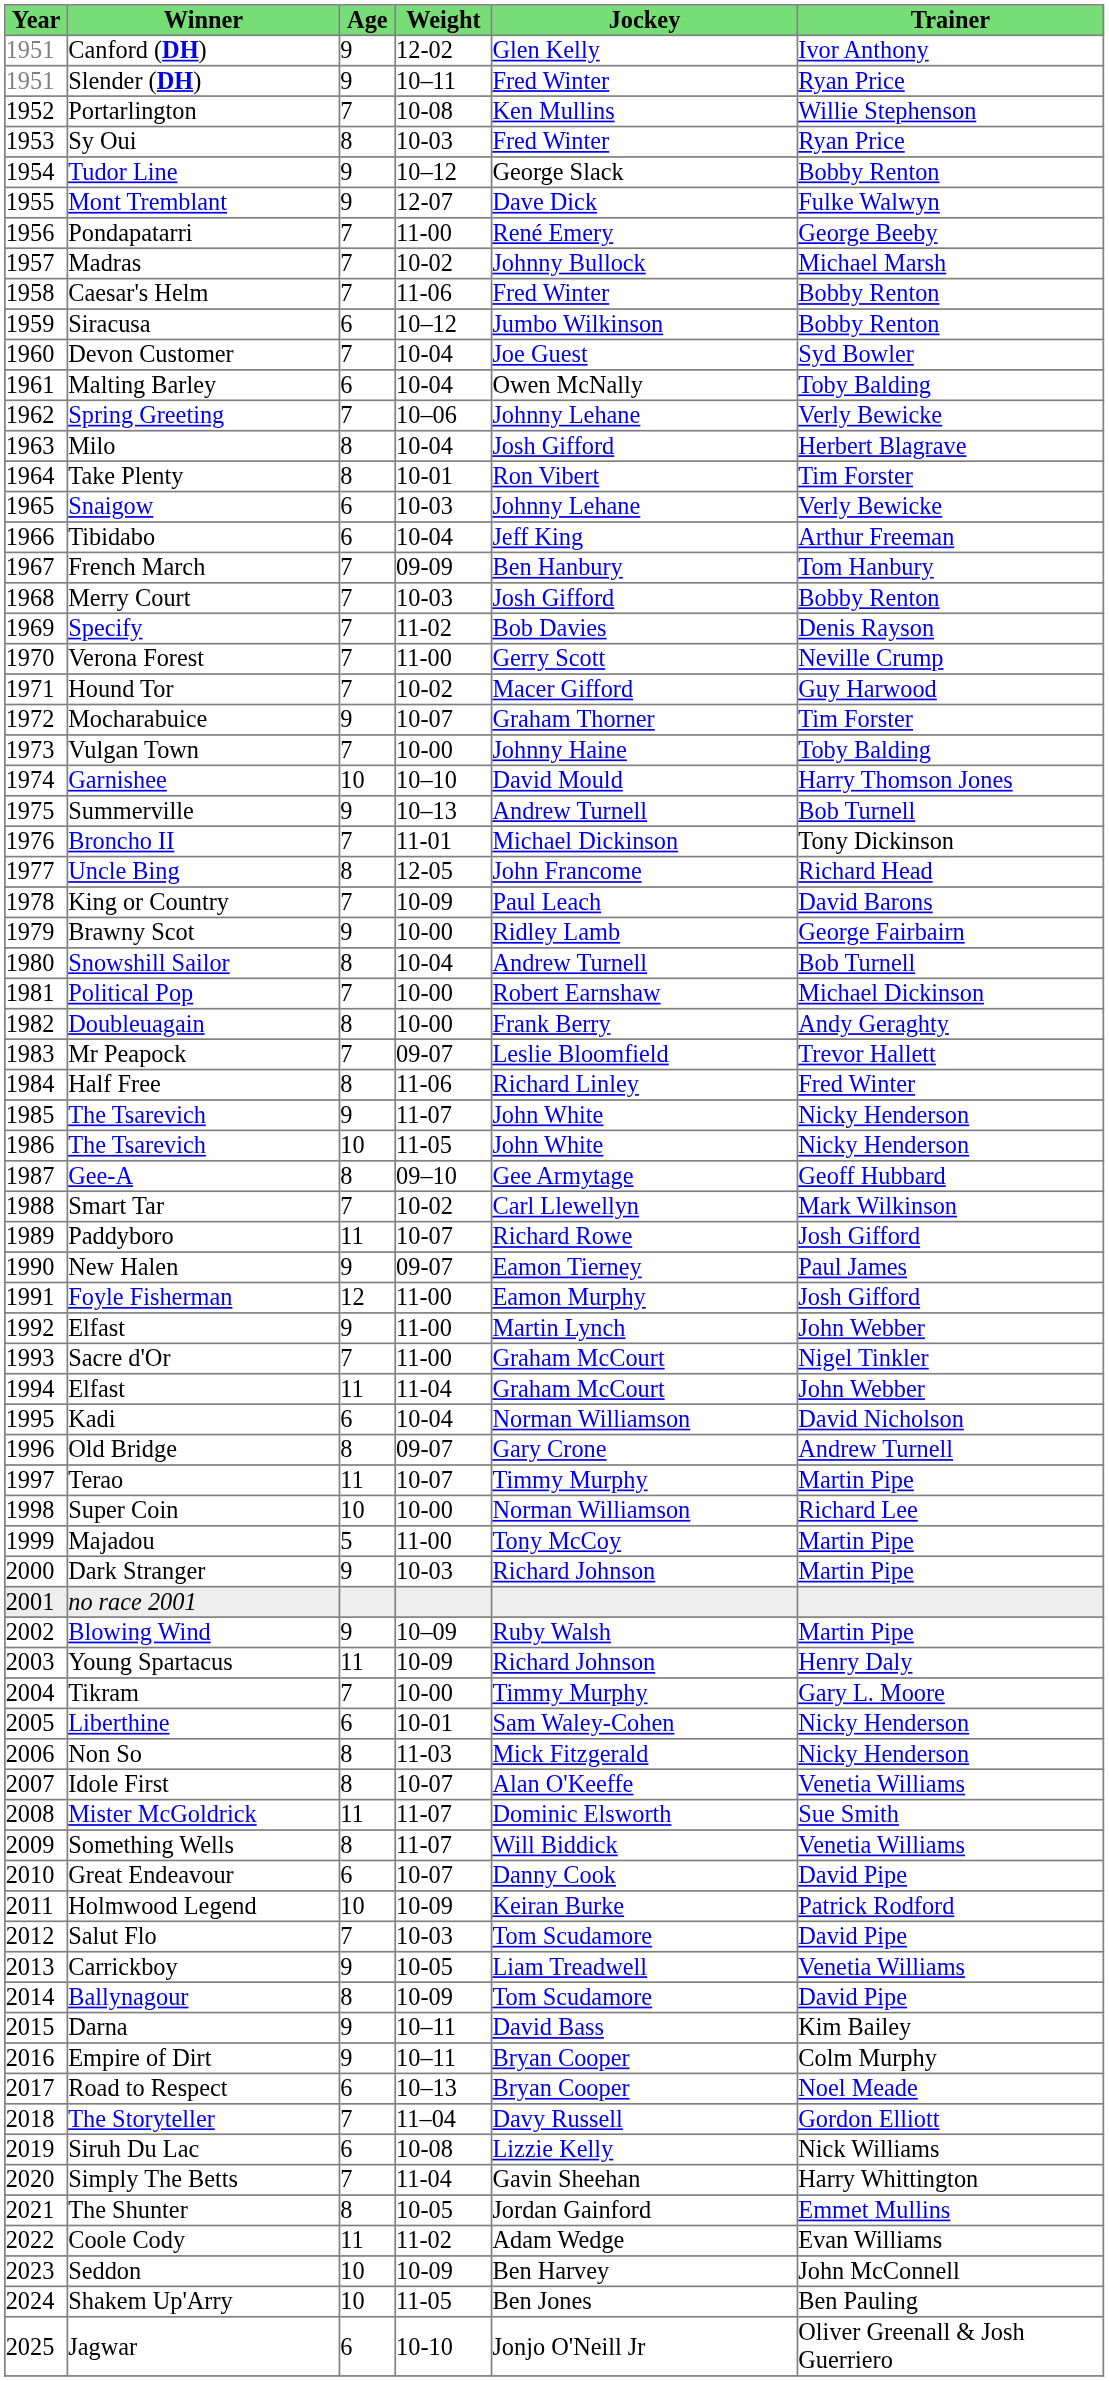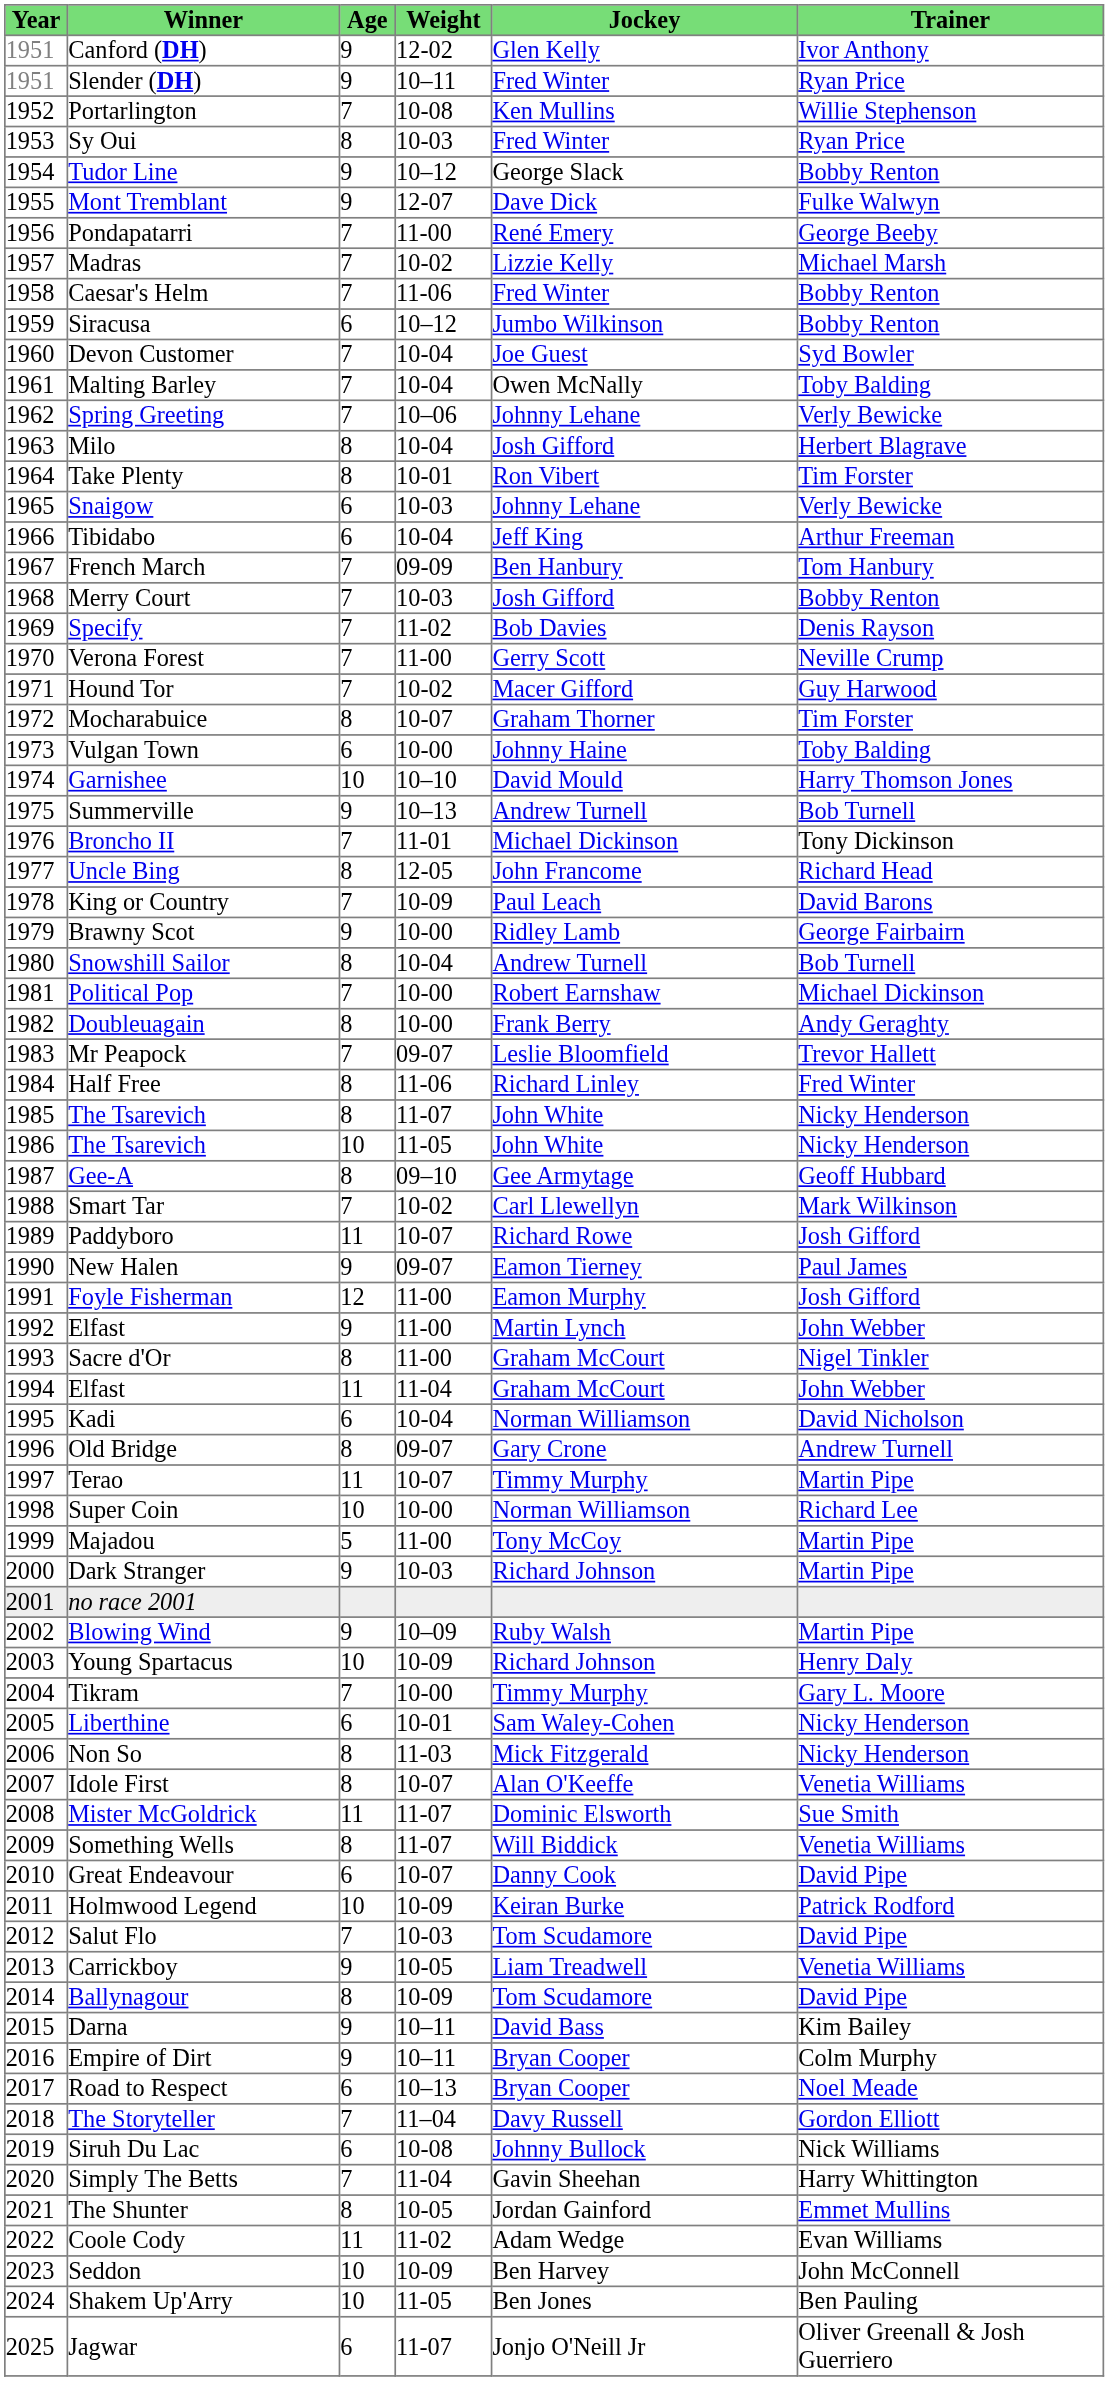(569, 263) Johnny Bullock -> (553, 263) Lizzie Kelly
(346, 384) 6 -> (346, 384) 7
(346, 719) 9 -> (346, 719) 8
(346, 749) 7 -> (346, 749) 6
(346, 1114) 9 -> (346, 1114) 8
(346, 1358) 7 -> (346, 1358) 8
(352, 1662) 11 -> (352, 1662) 10
(553, 2149) Lizzie Kelly -> (569, 2149) Johnny Bullock
(424, 2345) 10-10 -> (424, 2345) 11-07
